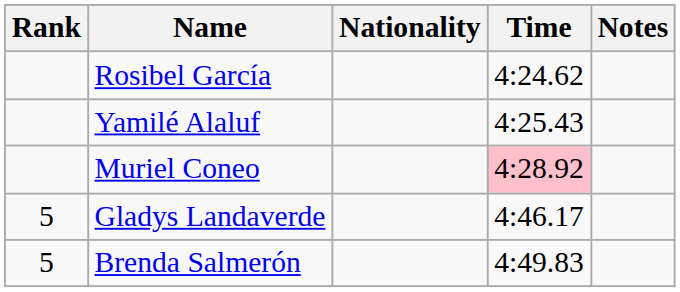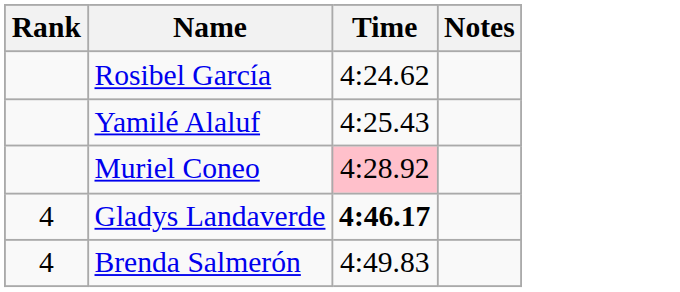- column: (410, 27)
(46, 215) 5 -> (46, 215) 4
(539, 215) normal -> (385, 215) bold
(46, 262) 5 -> (46, 262) 4
